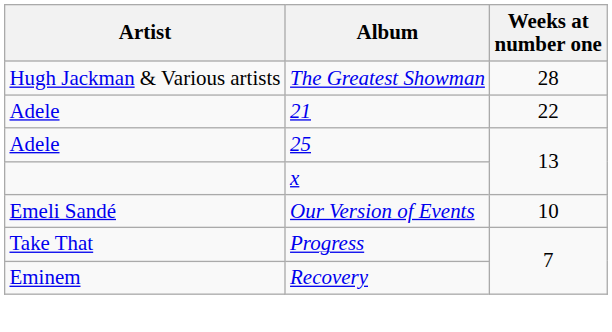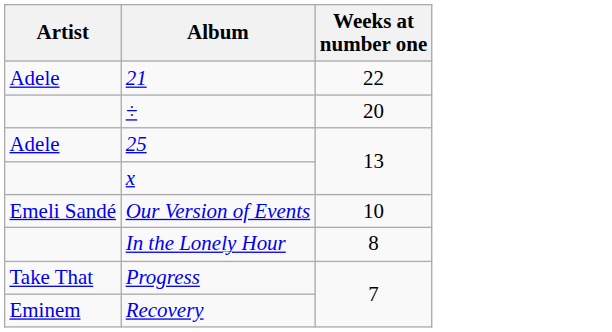- row: (387, 77)
+ row: (131, 111)
+ row: (206, 244)
